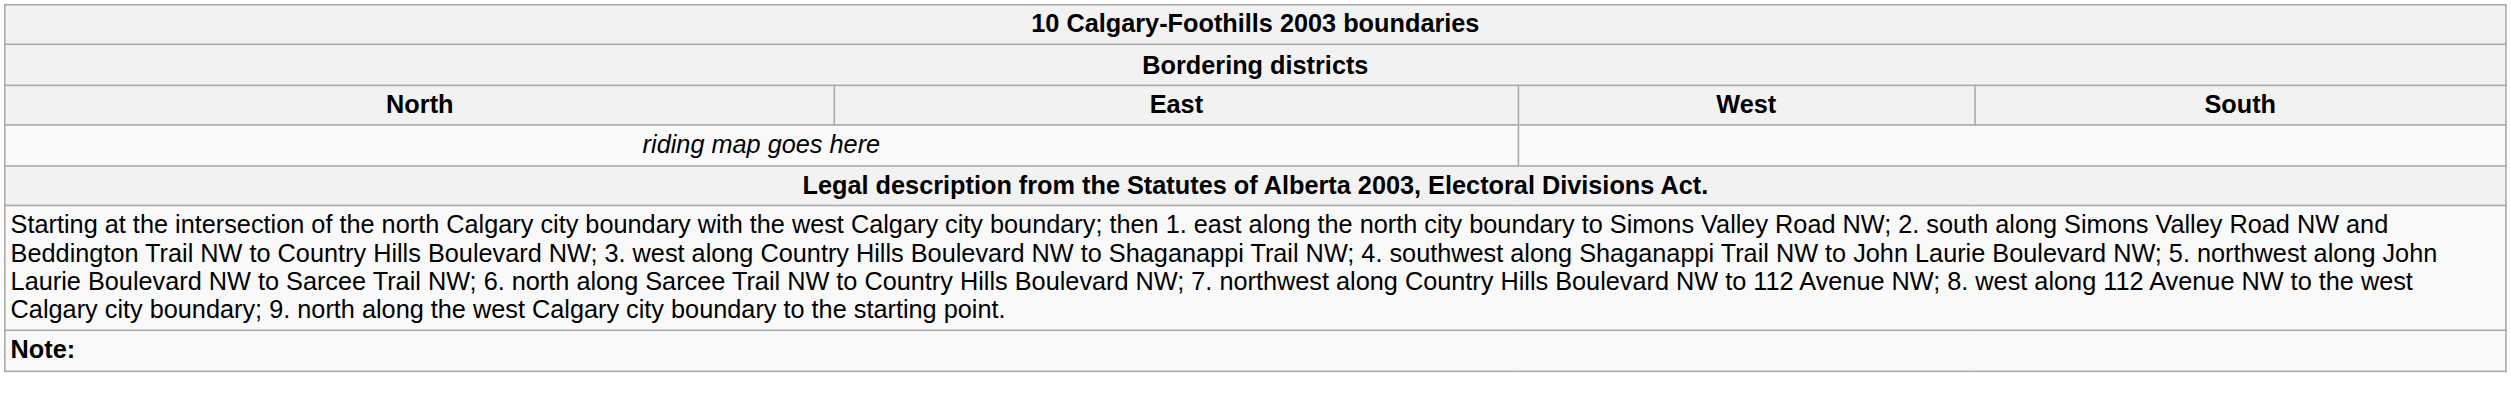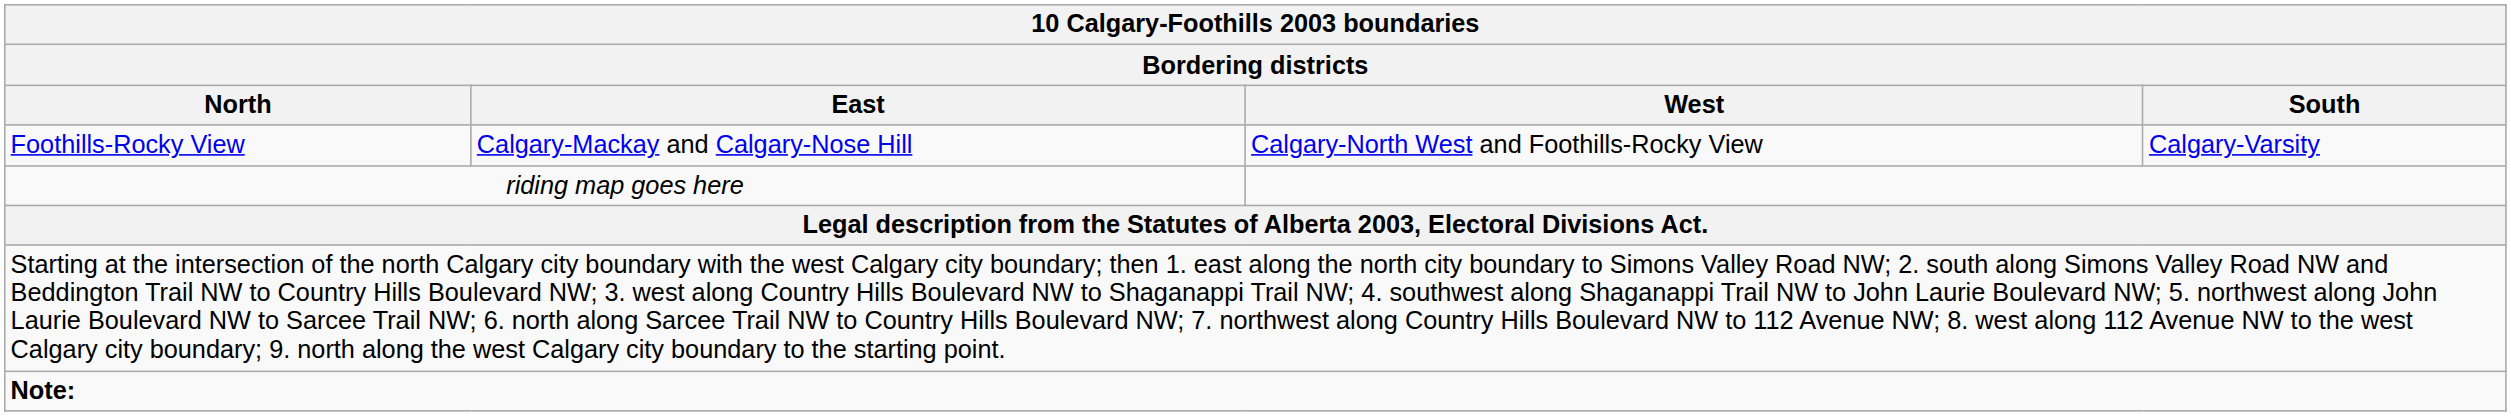+ row: (128, 144)
